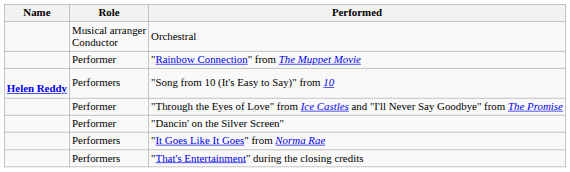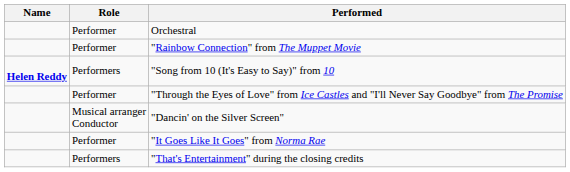(109, 36) Musical arranger Conductor -> (94, 30) Performer
(94, 123) Performer -> (109, 117) Musical arranger Conductor
(96, 141) Performers -> (94, 141) Performer
